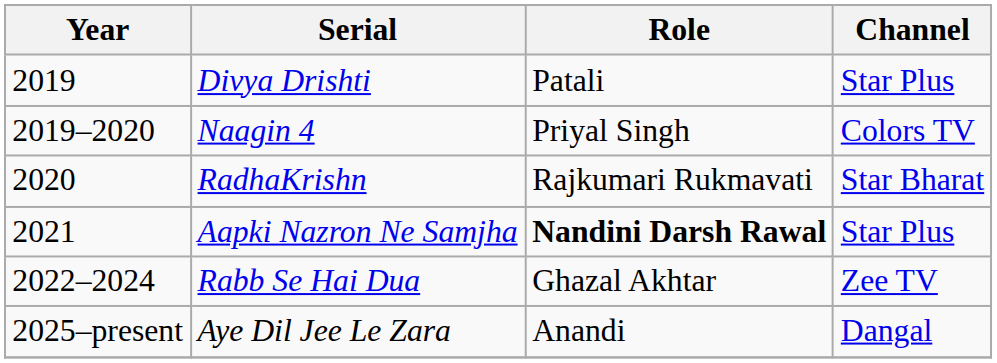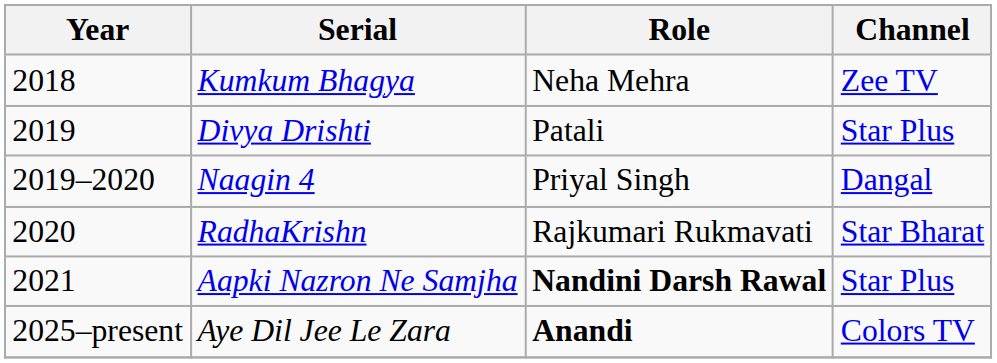+ row: (306, 79)
(908, 130) Colors TV -> (887, 180) Dangal
- row: (309, 280)
(579, 331) normal -> (582, 331) bold
(887, 331) Dangal -> (908, 331) Colors TV
